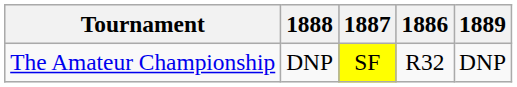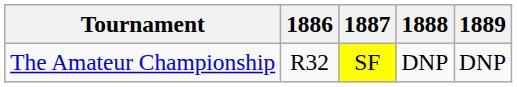columns swapped: (425, 23) <-> (310, 23)
